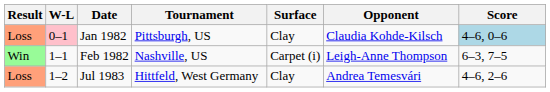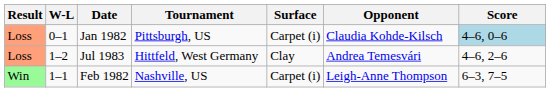(58, 35) pink background -> (58, 35) no background
(282, 35) Clay -> (295, 35) Carpet (i)
rows swapped: (104, 55) <-> (102, 76)
